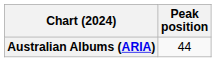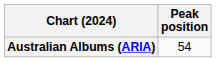(185, 47) 44 -> (185, 47) 54
